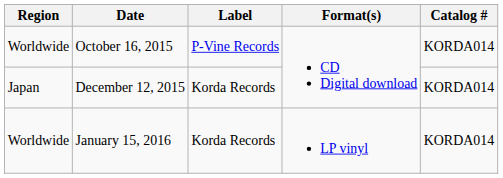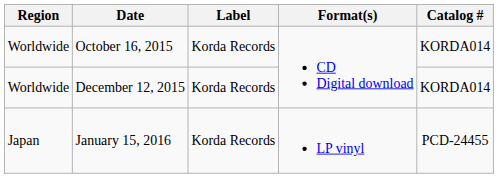(235, 46) P-Vine Records -> (233, 46) Korda Records
(23, 87) Japan -> (38, 87) Worldwide
(38, 140) Worldwide -> (23, 140) Japan
(459, 140) KORDA014 -> (455, 140) PCD-24455
